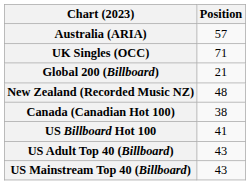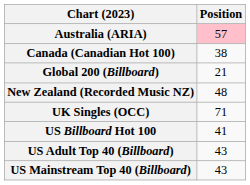(221, 33) no background -> (221, 33) pink background
rows swapped: (101, 111) <-> (101, 53)
